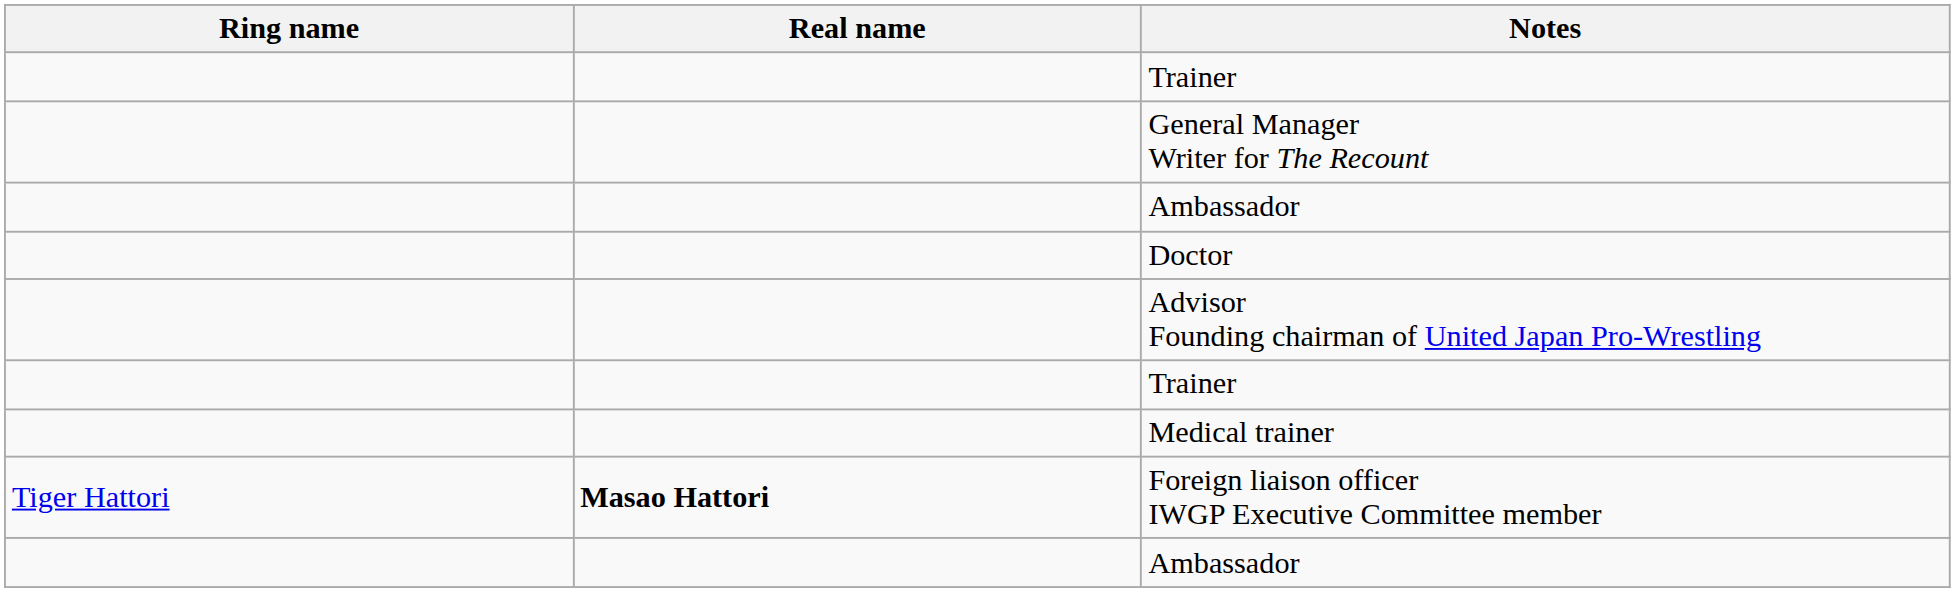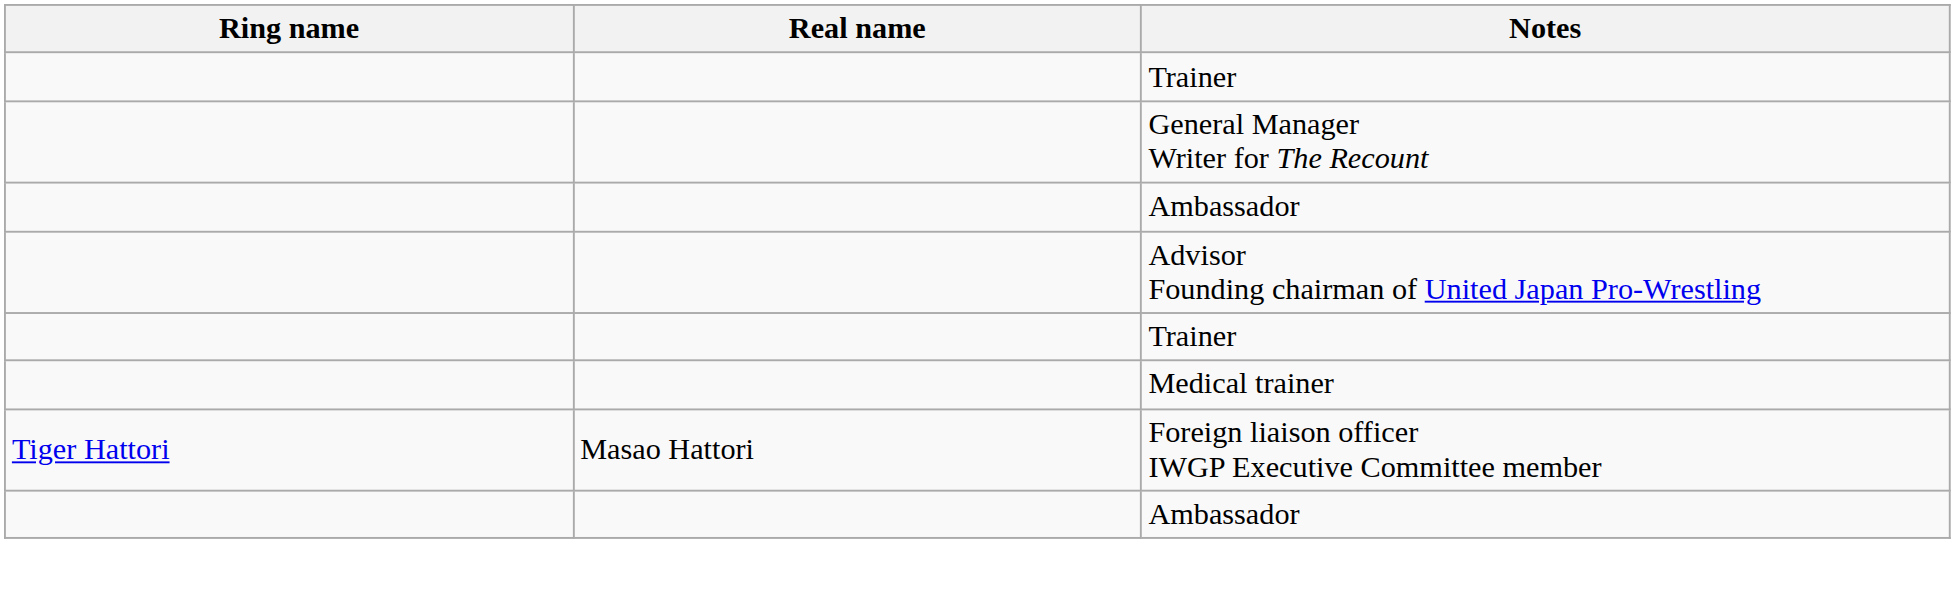- row: (289, 255)
(675, 497) bold -> (667, 449) normal
